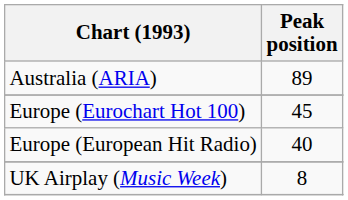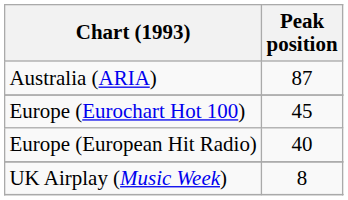(302, 77) 89 -> (302, 77) 87
